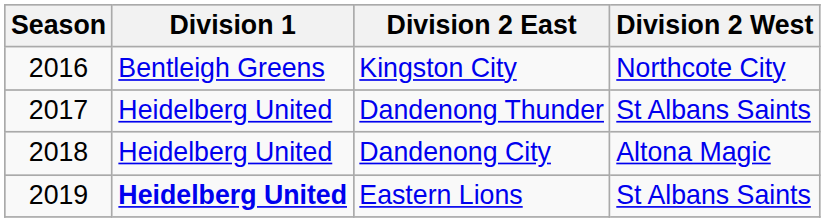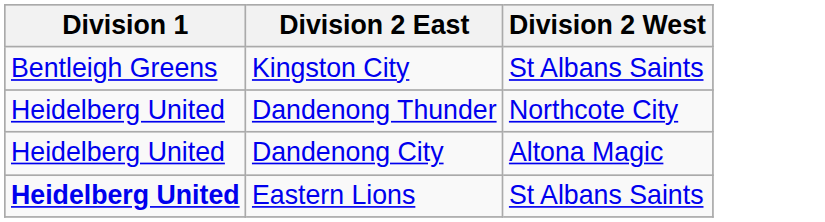- column: (59, 25)
(701, 68) Northcote City -> (606, 68) St Albans Saints
(714, 110) St Albans Saints -> (594, 110) Northcote City
